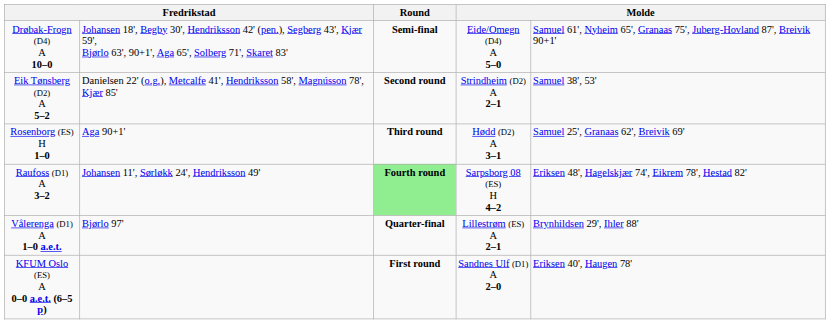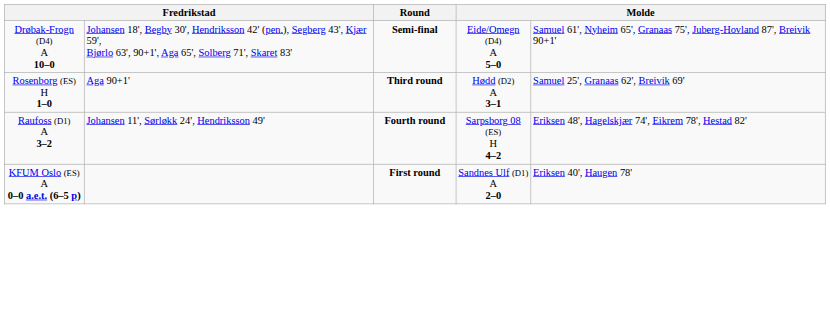- row: (42, 98)
(415, 172) lightgreen background -> (415, 120) no background
- row: (42, 235)
